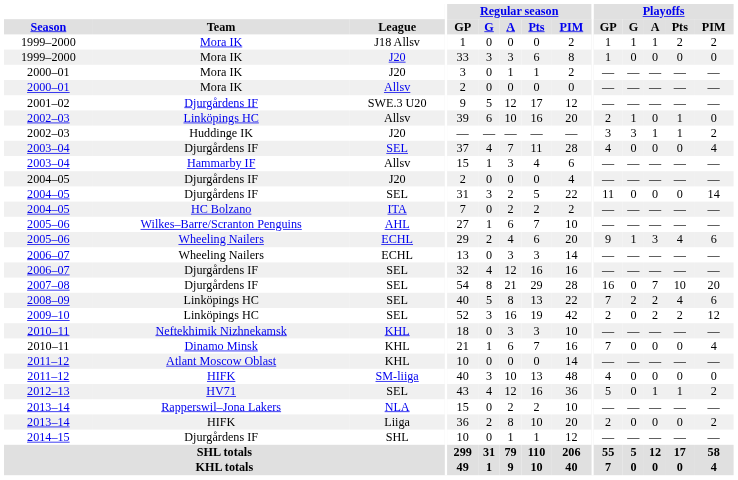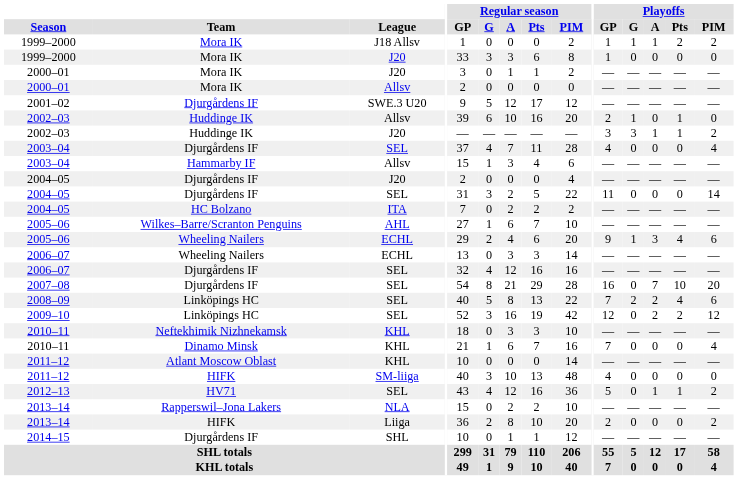(221, 118) Linköpings HC -> (221, 118) Huddinge IK
(608, 315) 2 -> (608, 315) 12
